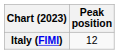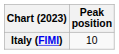(92, 40) 12 -> (92, 40) 10
